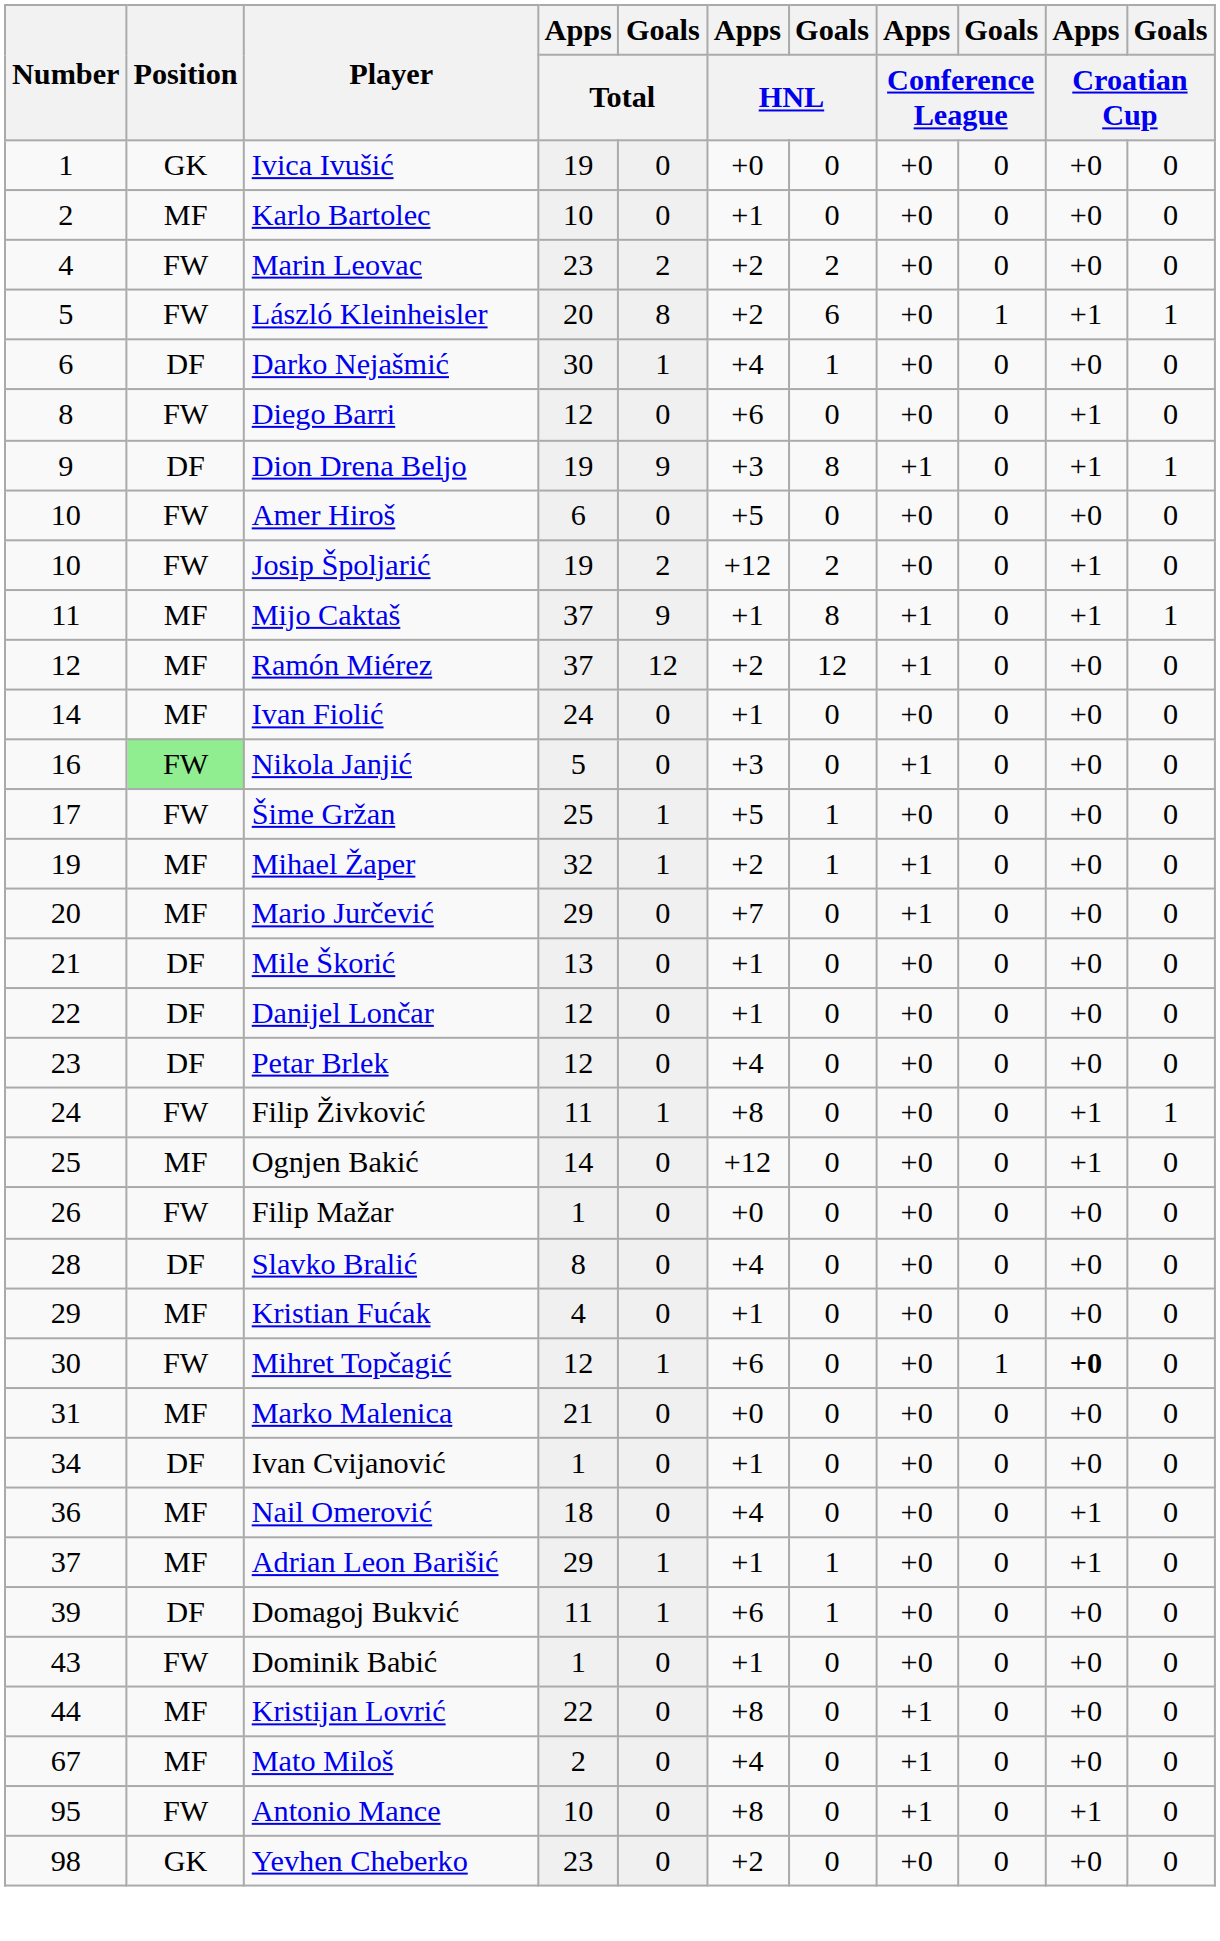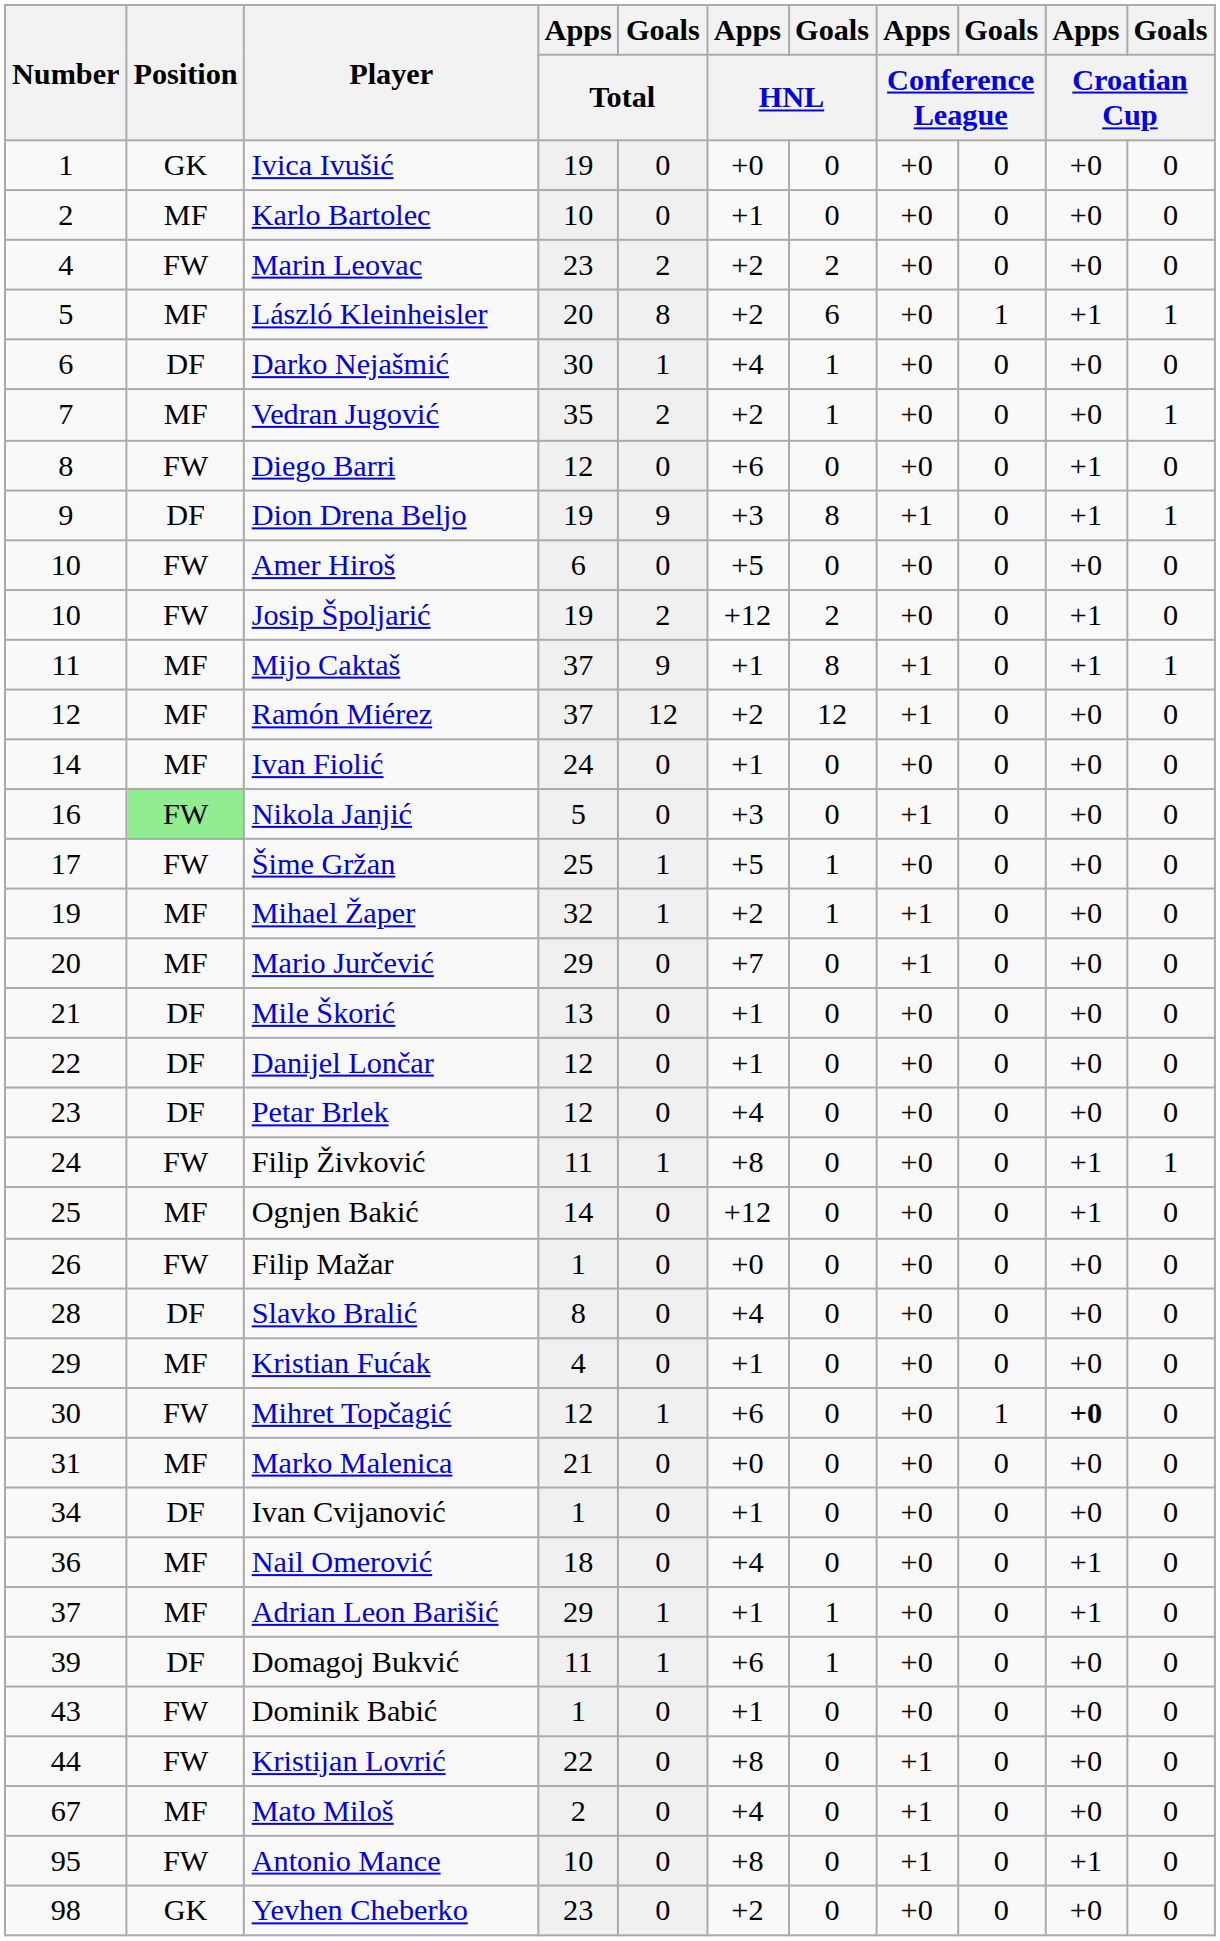(186, 314) FW -> (186, 314) MF
+ row: (345, 414)
(186, 1711) MF -> (186, 1761) FW
